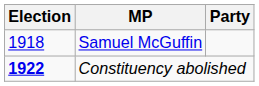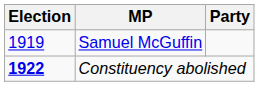(26, 42) 1918 -> (26, 42) 1919
